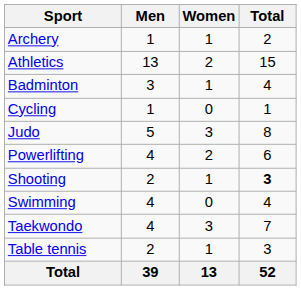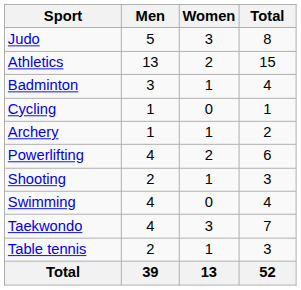rows swapped: (33, 39) <-> (24, 132)
(267, 179) bold -> (267, 179) normal
